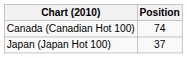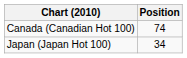(160, 45) 37 -> (160, 45) 34
